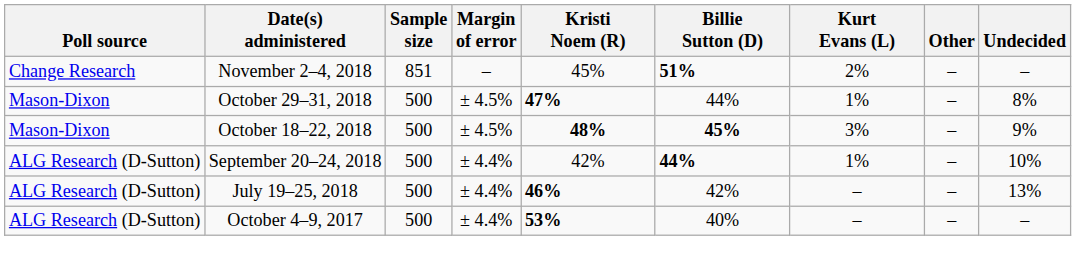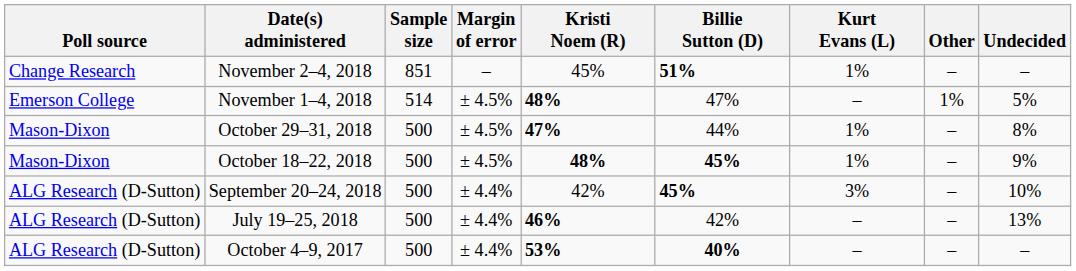(857, 71) 2% -> (857, 71) 1%
+ row: (295, 101)
(857, 131) 3% -> (857, 160) 1%
(678, 160) 44% -> (678, 190) 45%
(857, 160) 1% -> (857, 190) 3%
(723, 220) normal -> (723, 250) bold
